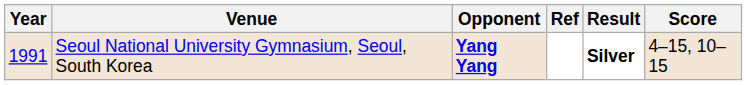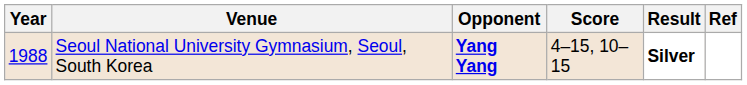columns swapped: (693, 19) <-> (565, 19)
(28, 56) 1991 -> (28, 56) 1988
